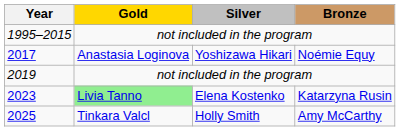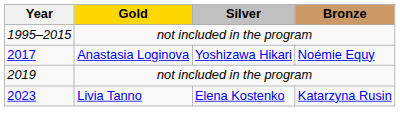(110, 95) lightgreen background -> (110, 95) no background
- row: (22, 116)
